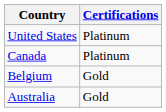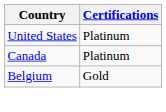- row: (31, 96)
